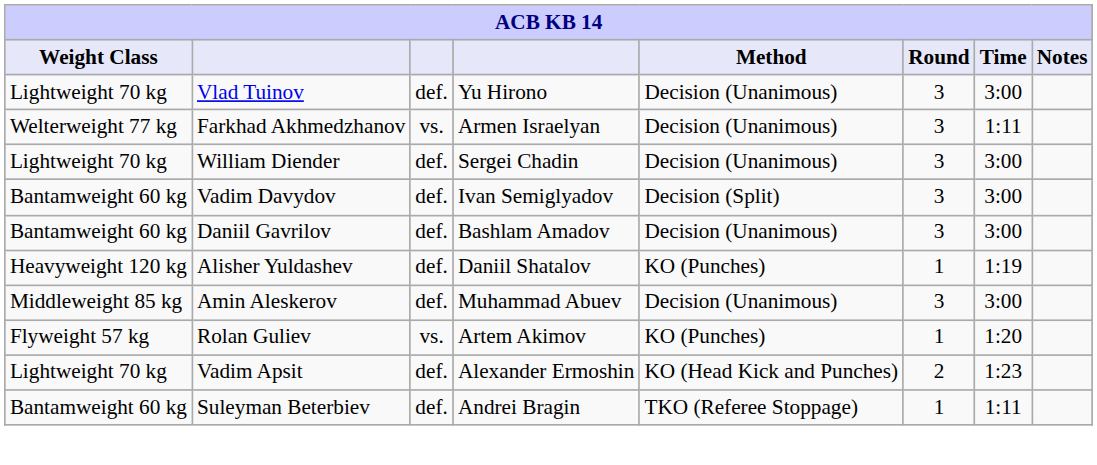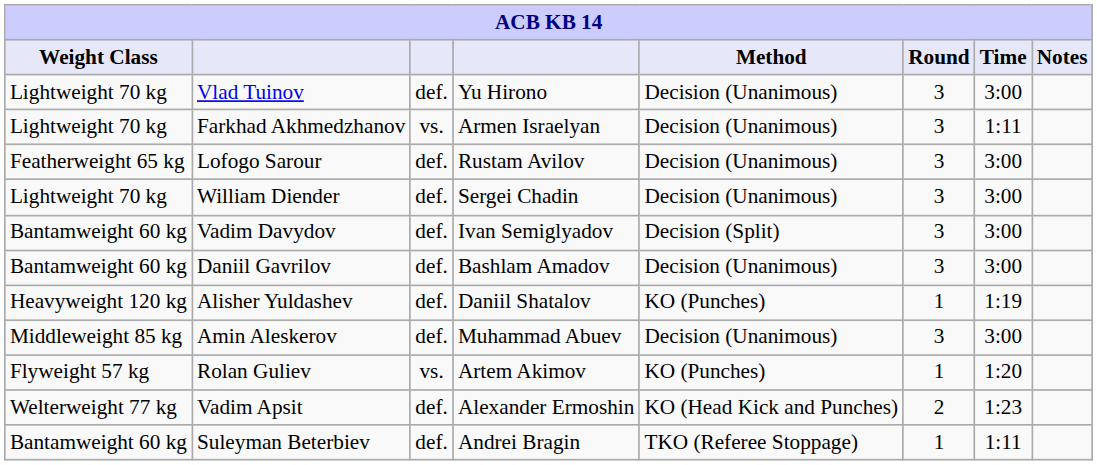(93, 126) Welterweight 77 kg -> (88, 126) Lightweight 70 kg
+ row: (259, 161)
(88, 371) Lightweight 70 kg -> (93, 406) Welterweight 77 kg
